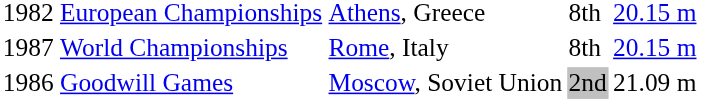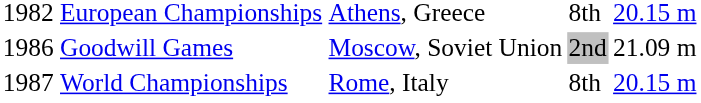rows swapped: (147, 82) <-> (174, 47)
